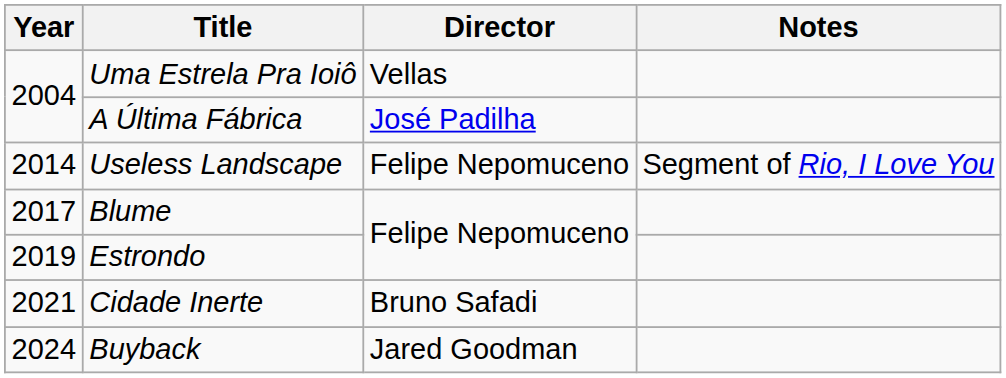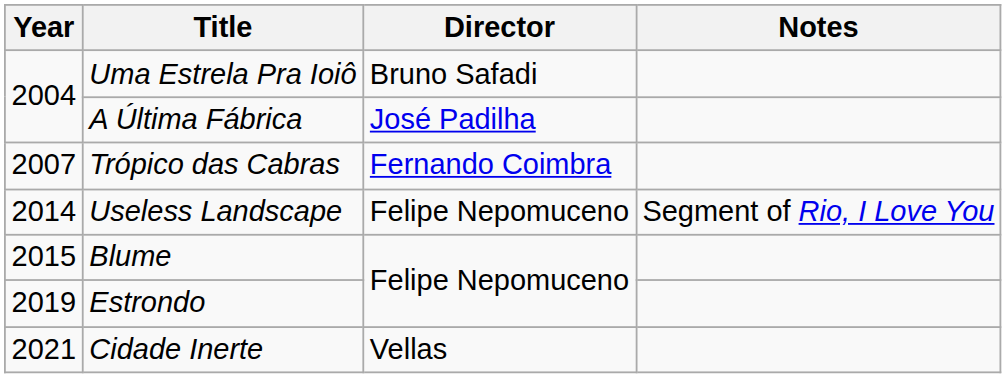(409, 73) Vellas -> (454, 73) Bruno Safadi
+ row: (215, 165)
(44, 211) 2017 -> (44, 257) 2015
(454, 303) Bruno Safadi -> (409, 348) Vellas
- row: (145, 348)
